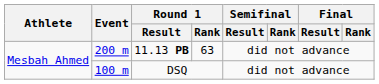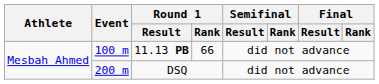(112, 51) 200 m -> (112, 51) 100 m
(207, 51) 63 -> (207, 51) 66
(112, 70) 100 m -> (112, 70) 200 m
